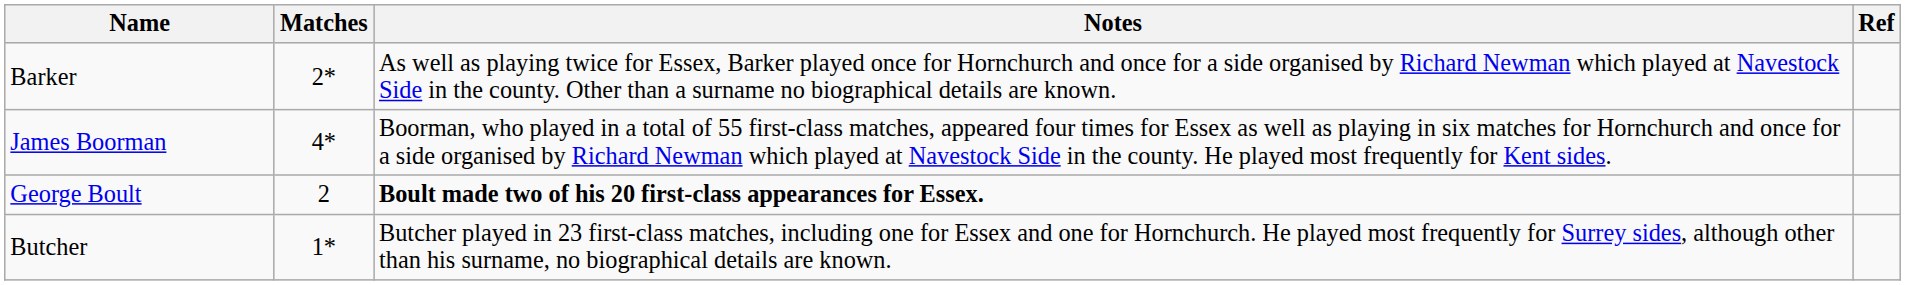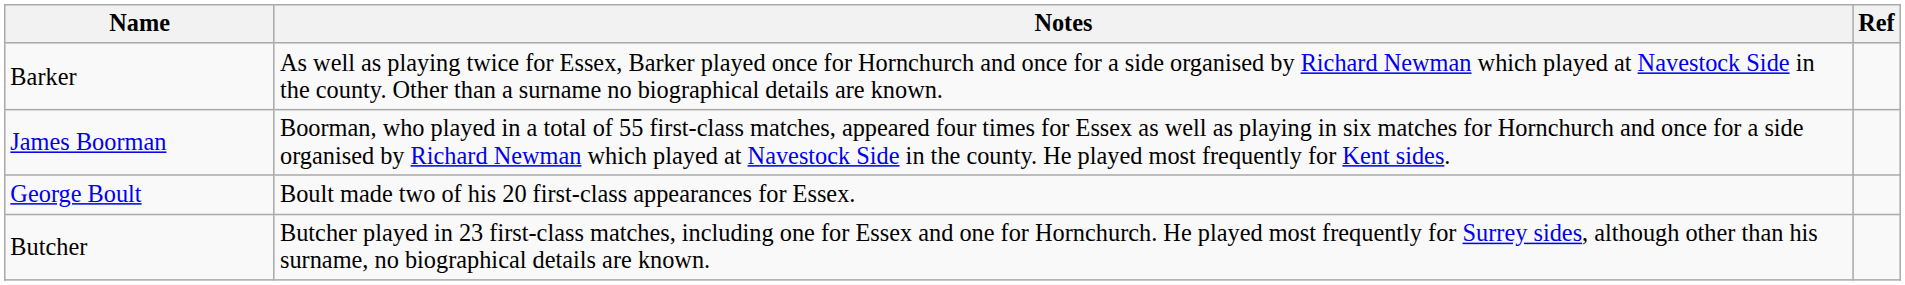- column: (324, 23)
(681, 194) bold -> (568, 194) normal
